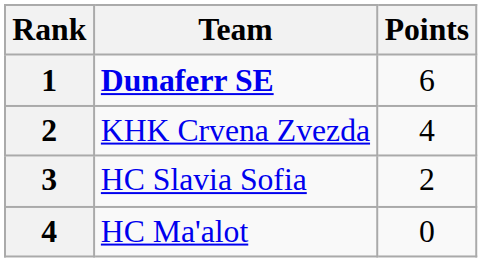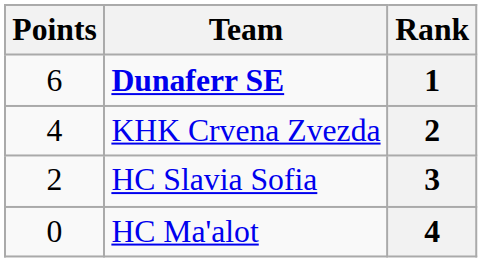columns swapped: (49, 29) <-> (427, 29)
